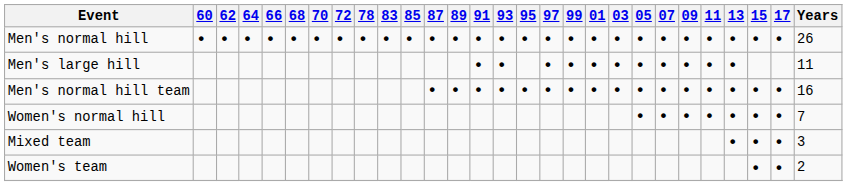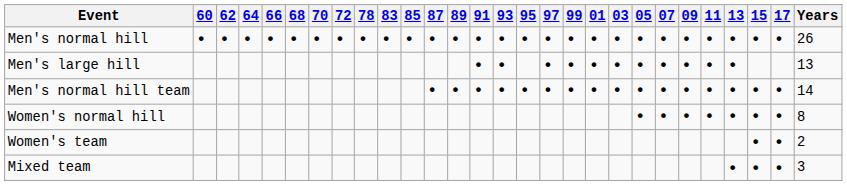(805, 65) 11 -> (805, 65) 13
(805, 91) 16 -> (805, 91) 14
(801, 117) 7 -> (801, 117) 8
rows swapped: (57, 168) <-> (49, 142)
